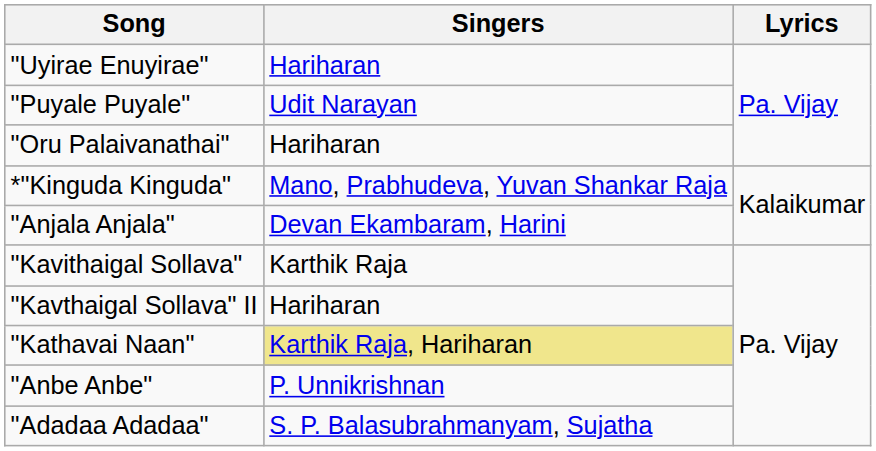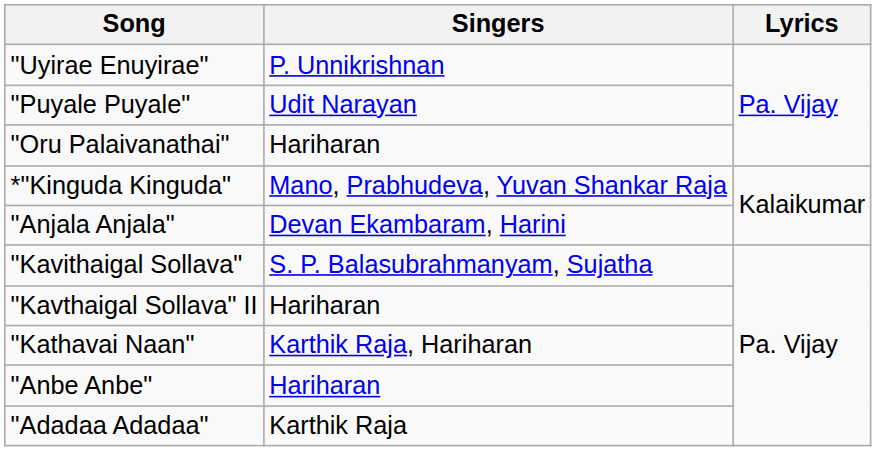(325, 64) Hariharan -> (357, 64) P. Unnikrishnan
(338, 265) Karthik Raja -> (461, 265) S. P. Balasubrahmanyam, Sujatha
(401, 345) khaki background -> (401, 345) no background
(357, 385) P. Unnikrishnan -> (325, 385) Hariharan
(461, 425) S. P. Balasubrahmanyam, Sujatha -> (338, 425) Karthik Raja
